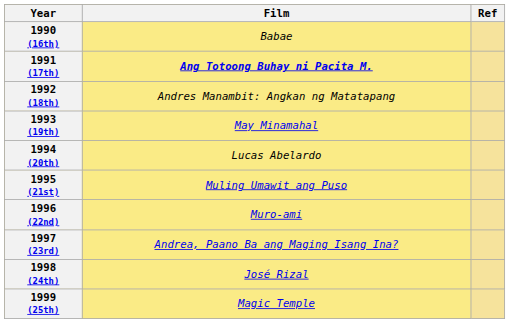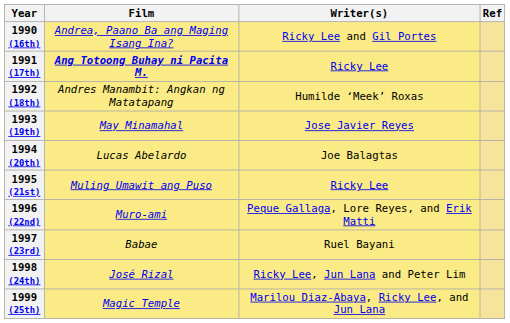+ column: (359, 13)
(276, 37) Babae -> (141, 37) Andrea, Paano Ba ang Maging Isang Ina?
(276, 244) Andrea, Paano Ba ang Maging Isang Ina? -> (141, 244) Babae
